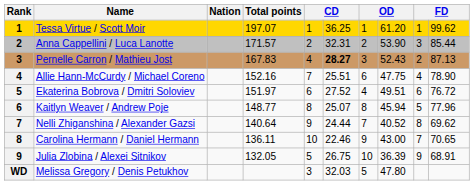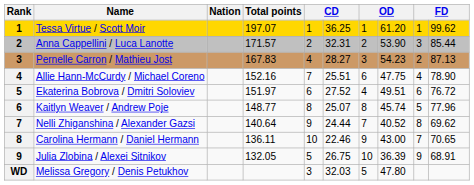(338, 60) bold -> (338, 60) normal
(393, 60) 52.43 -> (393, 60) 54.23
(393, 108) 45.94 -> (393, 108) 45.74
